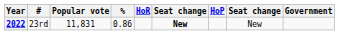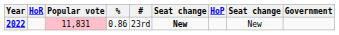columns swapped: (39, 11) <-> (143, 11)
(81, 24) no background -> (76, 24) pink background
